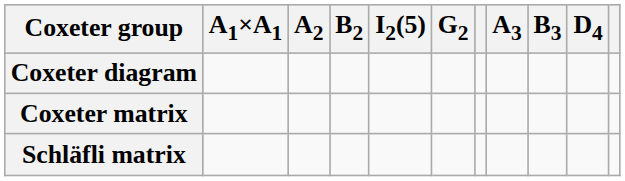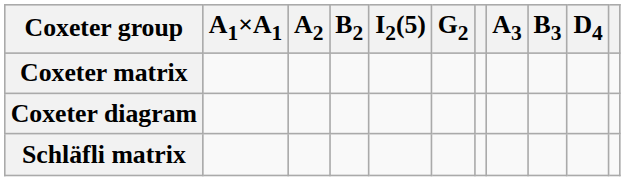rows swapped: (104, 72) <-> (104, 113)
